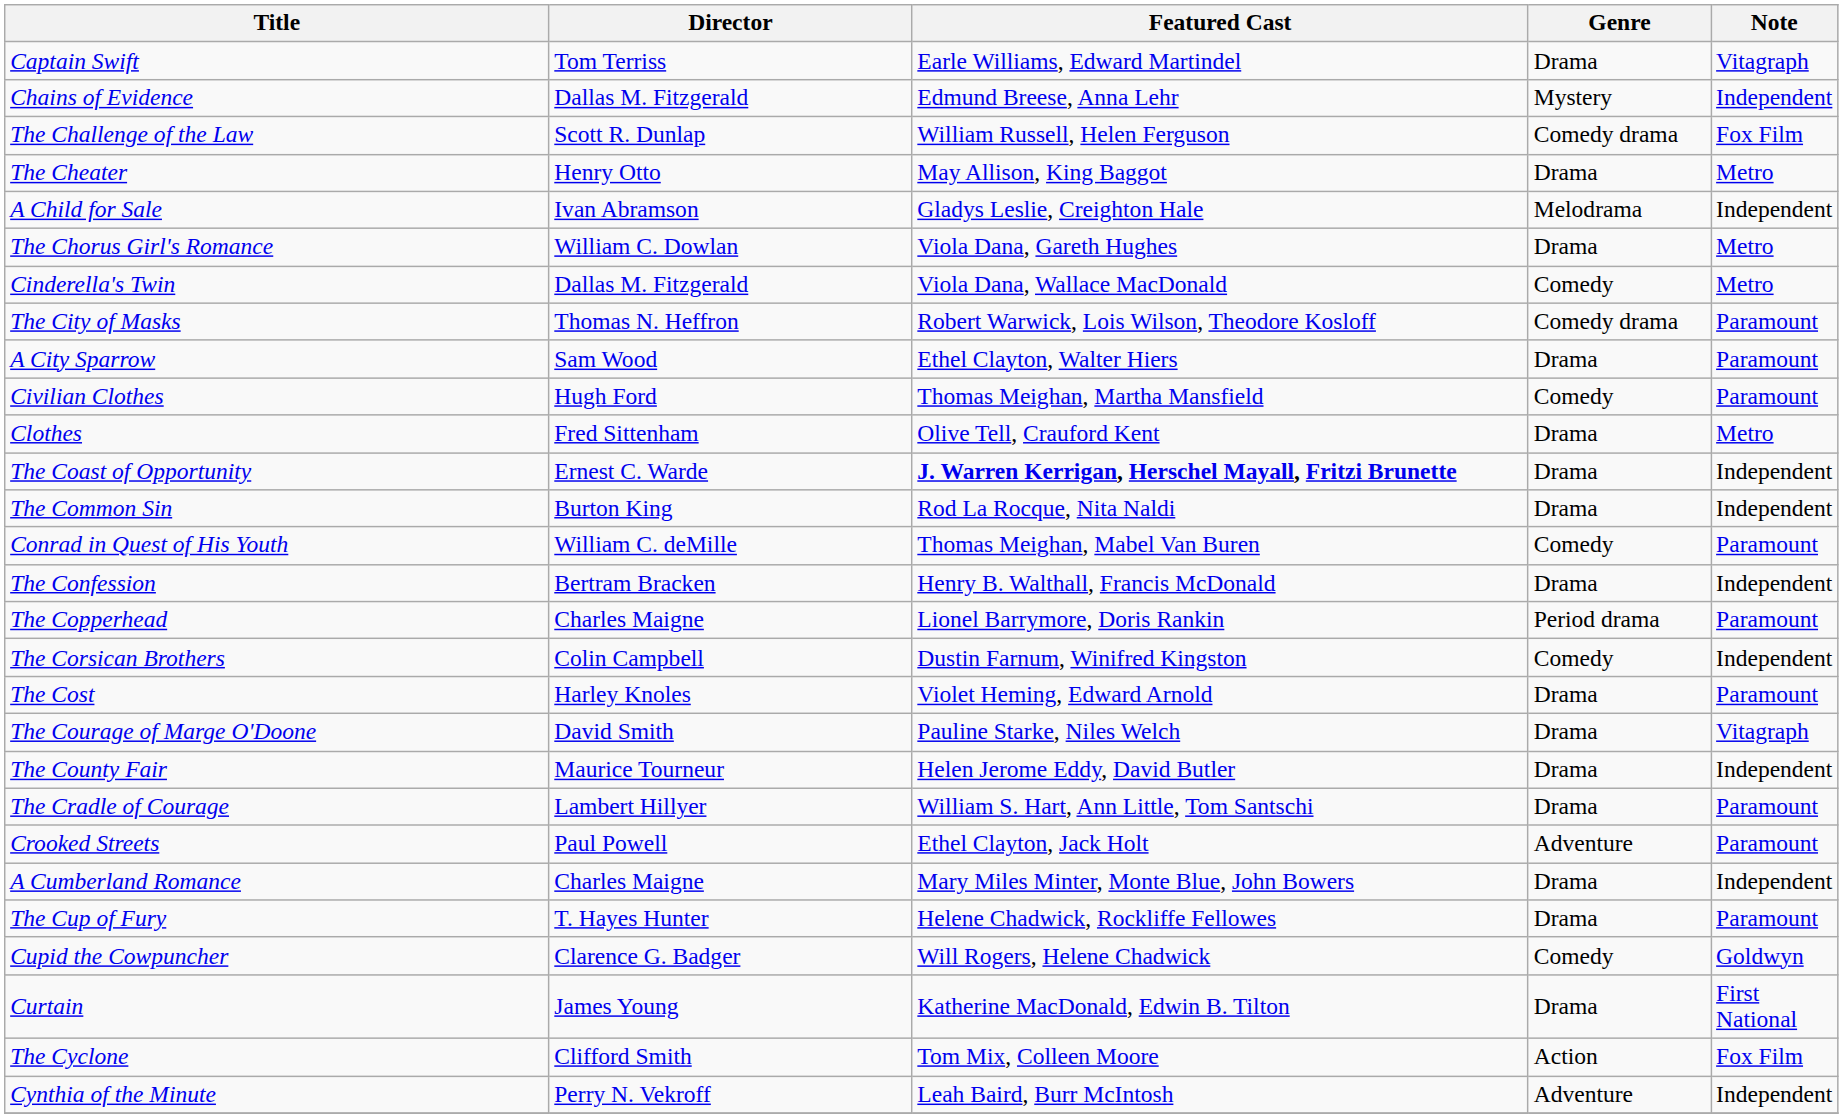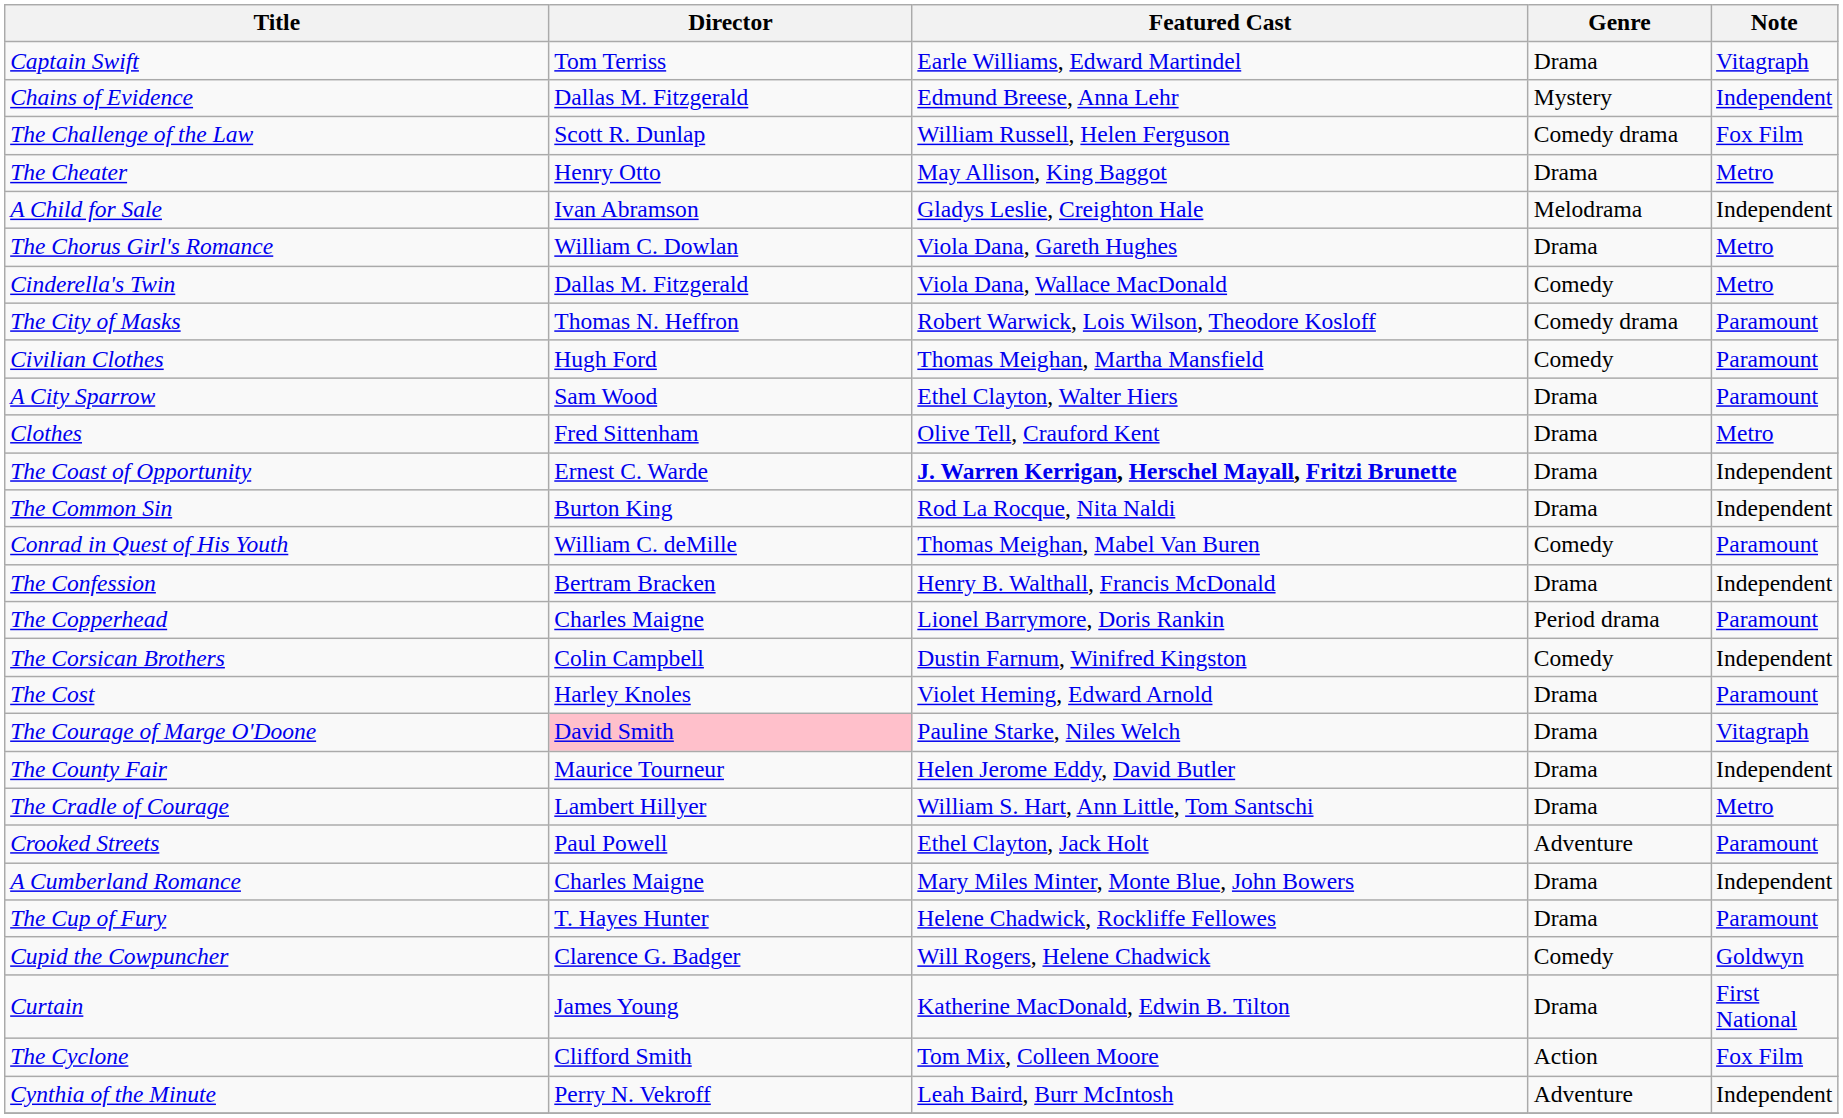rows swapped: (83, 358) <-> (87, 396)
(614, 731) no background -> (614, 731) pink background
(1767, 806) Paramount -> (1745, 806) Metro
